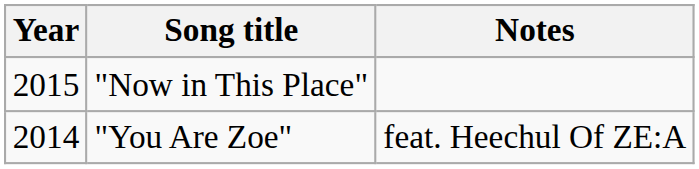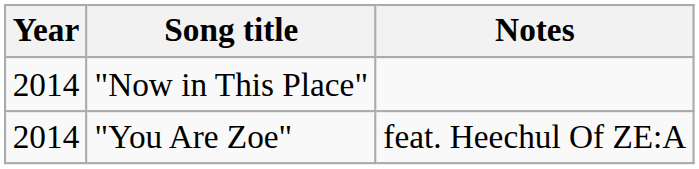(46, 83) 2015 -> (46, 83) 2014
